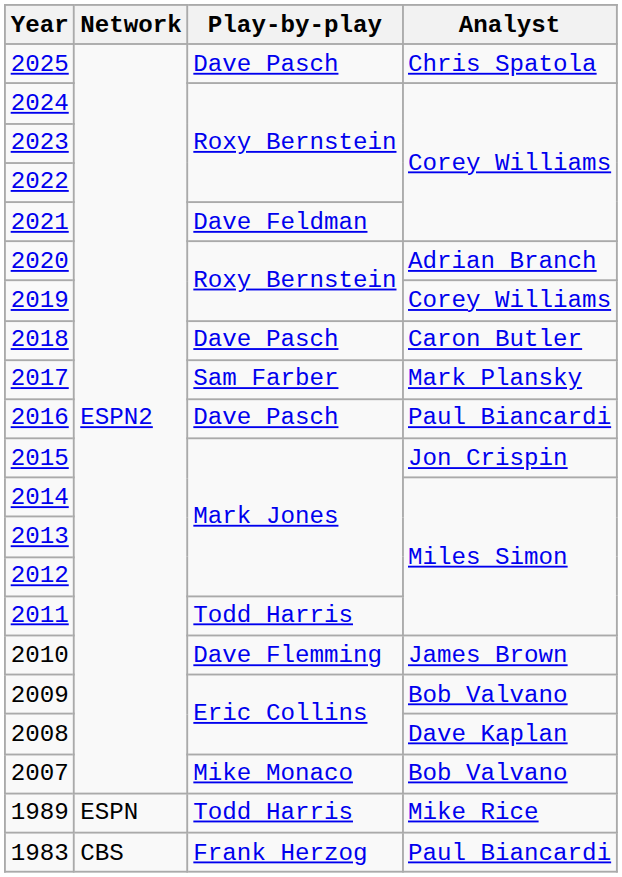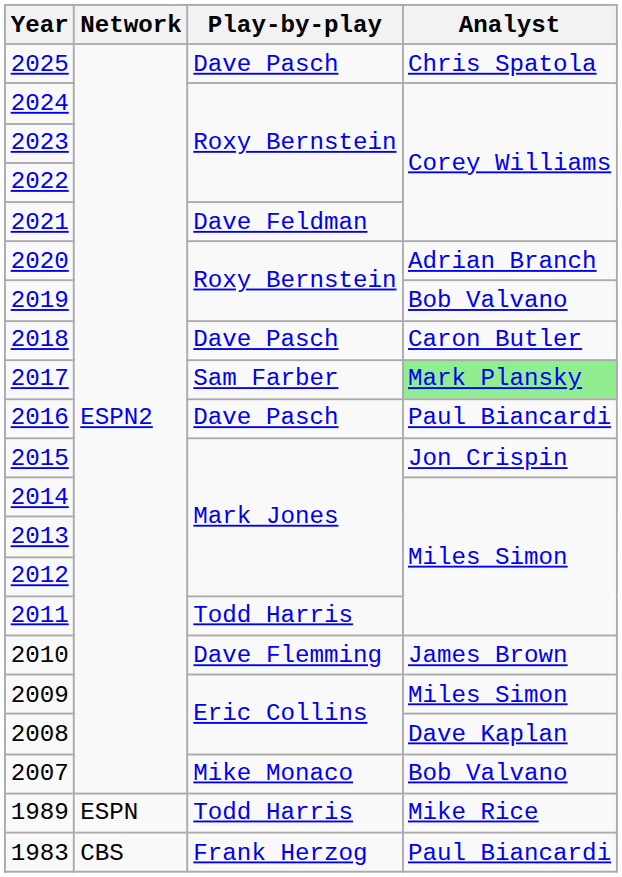(510, 300) Corey Williams -> (488, 300) Bob Valvano
(495, 379) no background -> (495, 379) lightgreen background
(488, 695) Bob Valvano -> (488, 695) Miles Simon
